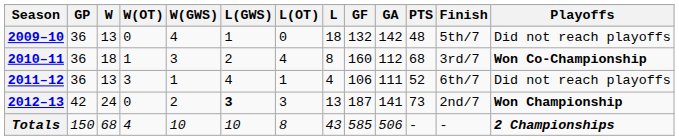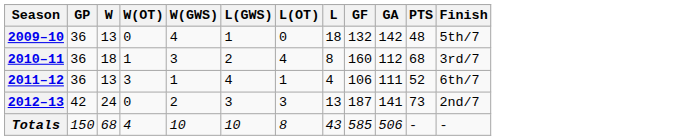- column: (582, 15)
(228, 103) bold -> (228, 103) normal
